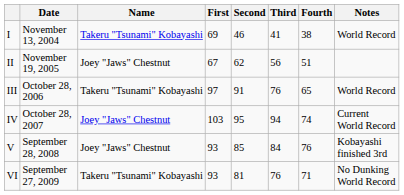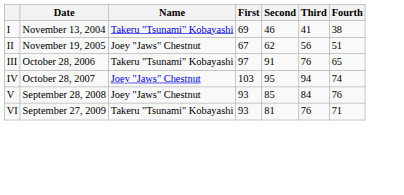- column: (367, 12)
